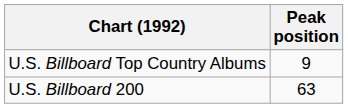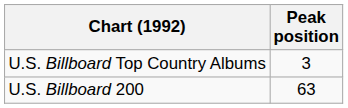(306, 63) 9 -> (306, 63) 3
